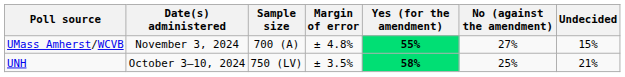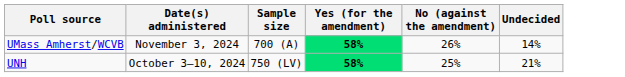- column: (333, 20)
(411, 44) 55% -> (354, 44) 58%
(508, 44) 27% -> (451, 44) 26%
(588, 44) 15% -> (531, 44) 14%
